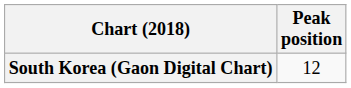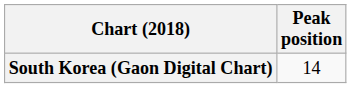(312, 67) 12 -> (312, 67) 14
